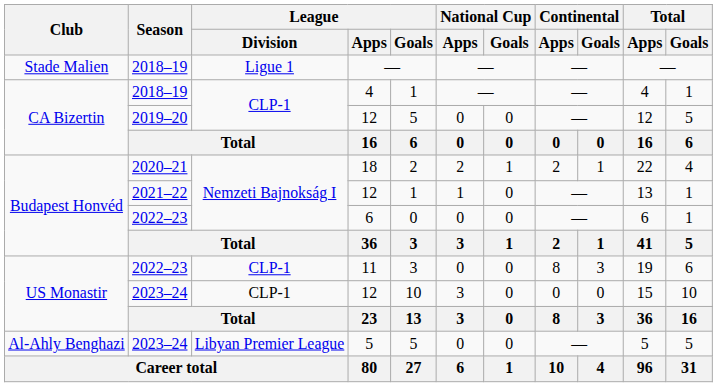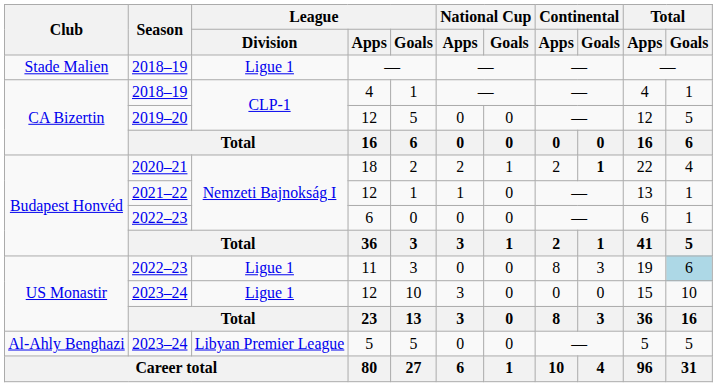(600, 167) normal -> (600, 167) bold
(270, 268) CLP-1 -> (270, 268) Ligue 1
(689, 268) no background -> (689, 268) lightblue background
(270, 293) CLP-1 -> (270, 293) Ligue 1
